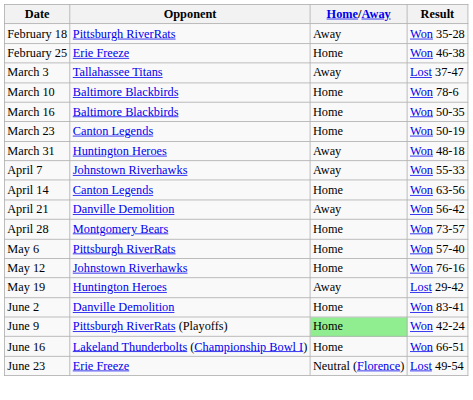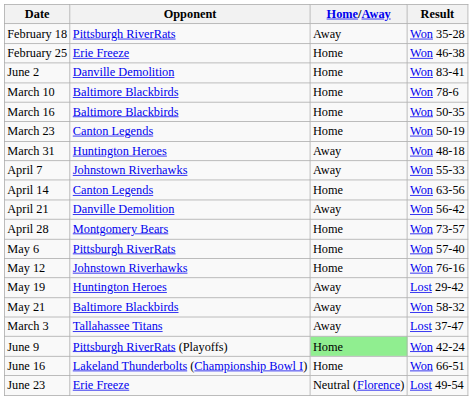rows swapped: (28, 72) <-> (23, 307)
+ row: (26, 307)
